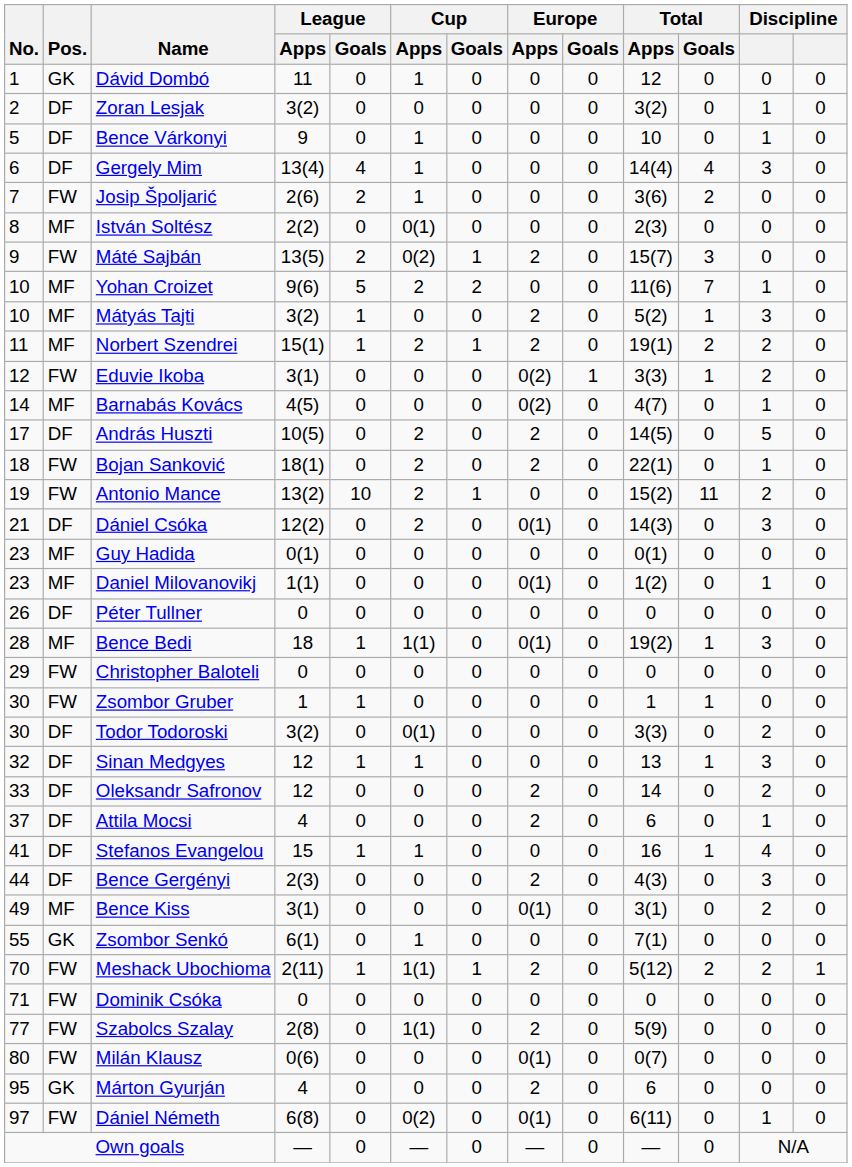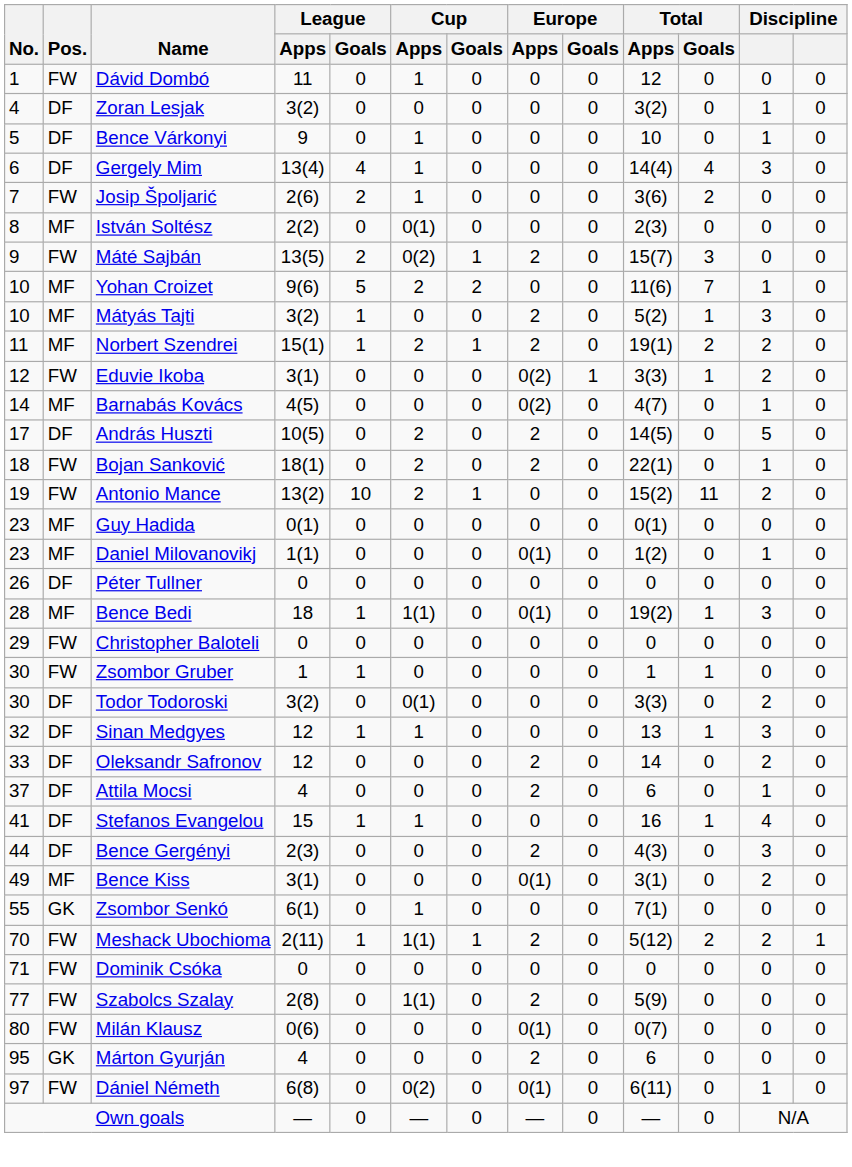(61, 78) GK -> (62, 78) FW
(14, 108) 2 -> (14, 108) 4
- row: (152, 524)
